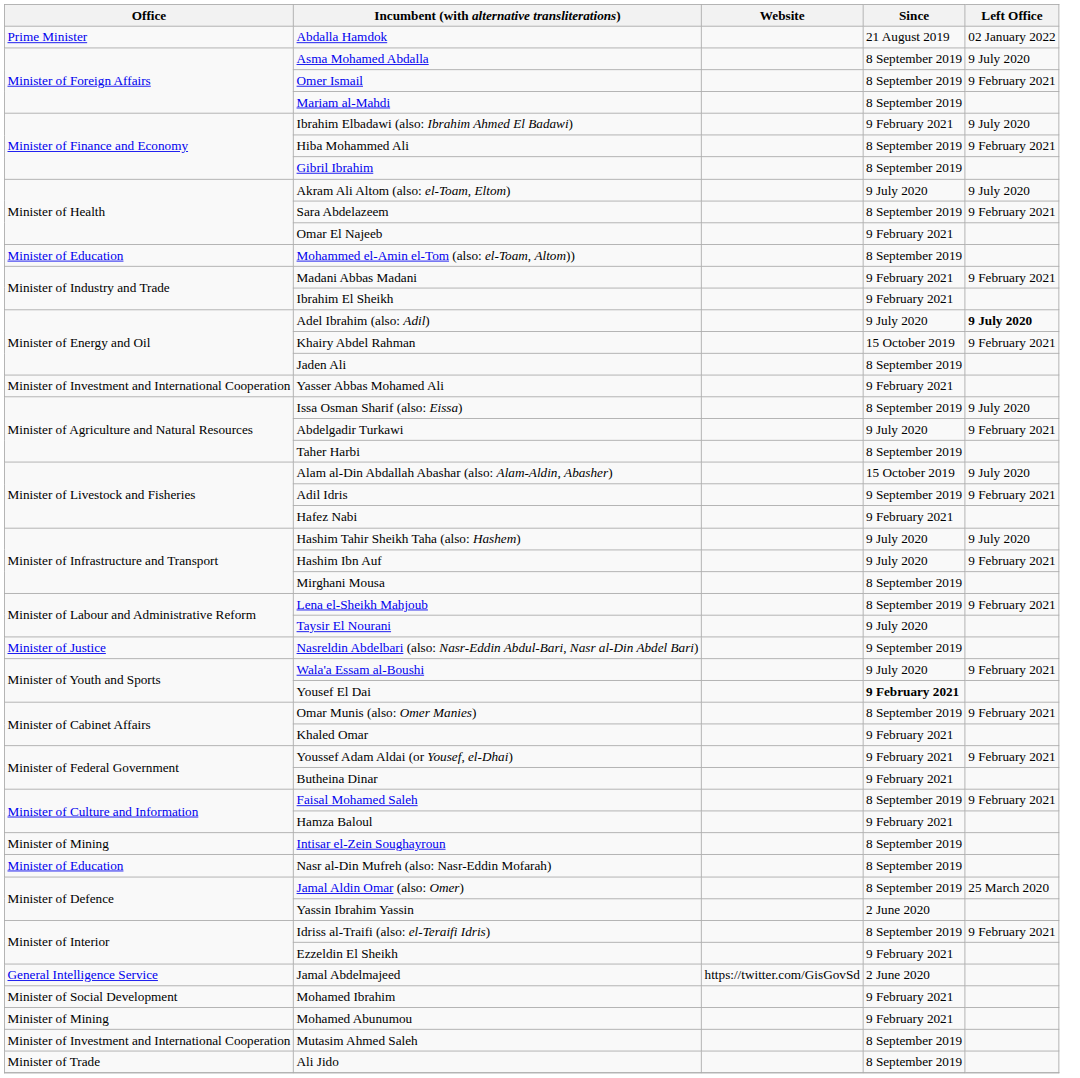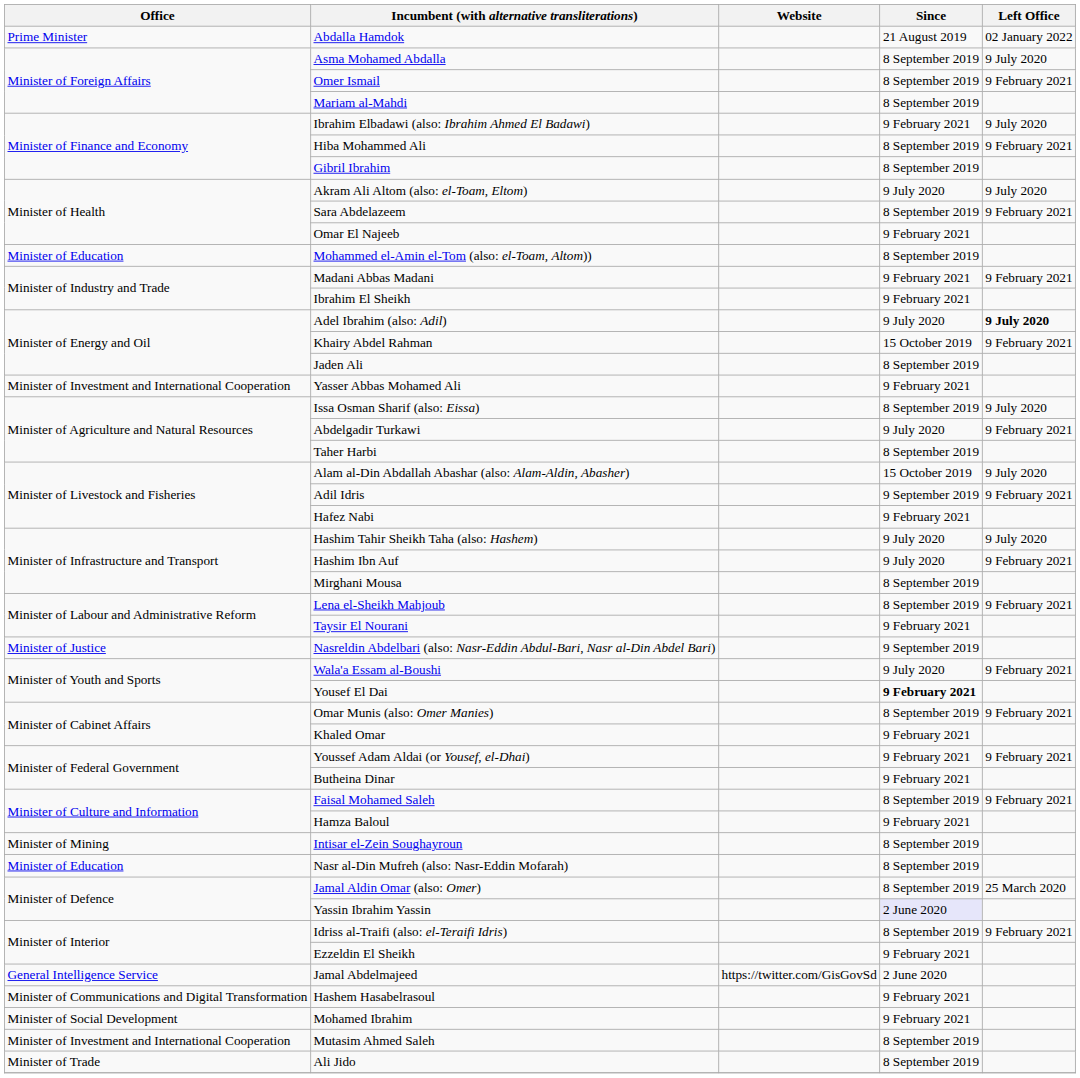(897, 626) 9 July 2020 -> (927, 626) 9 February 2021
(898, 909) no background -> (915, 909) lavender background
+ row: (374, 996)
- row: (354, 1018)
